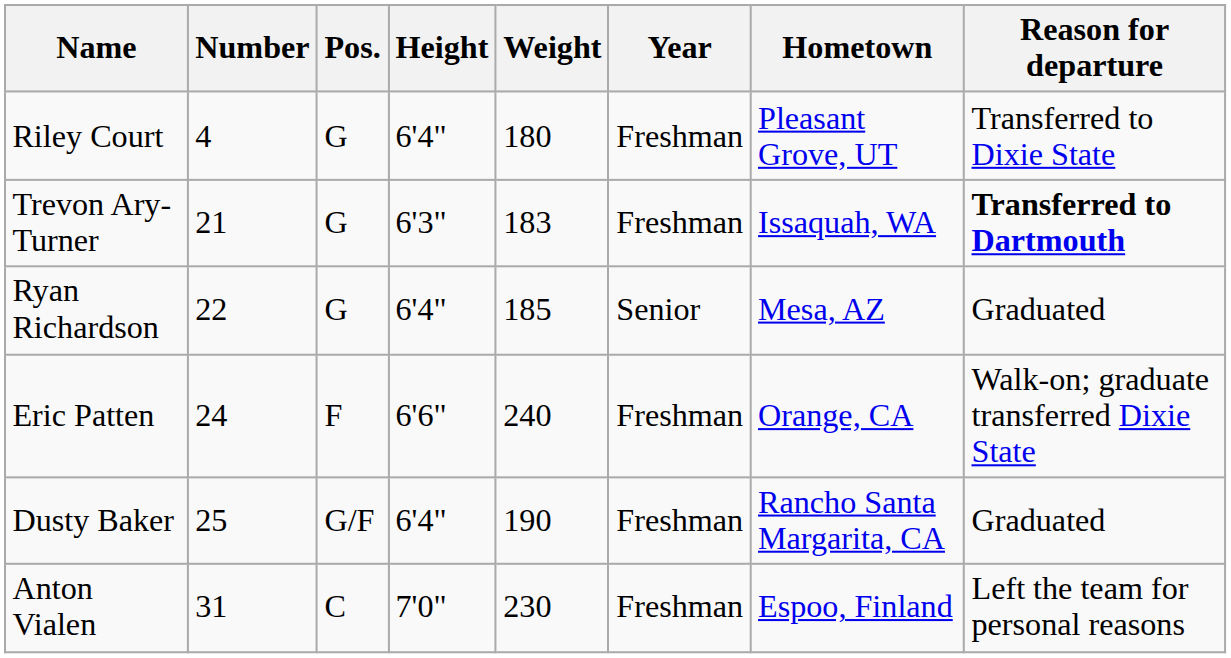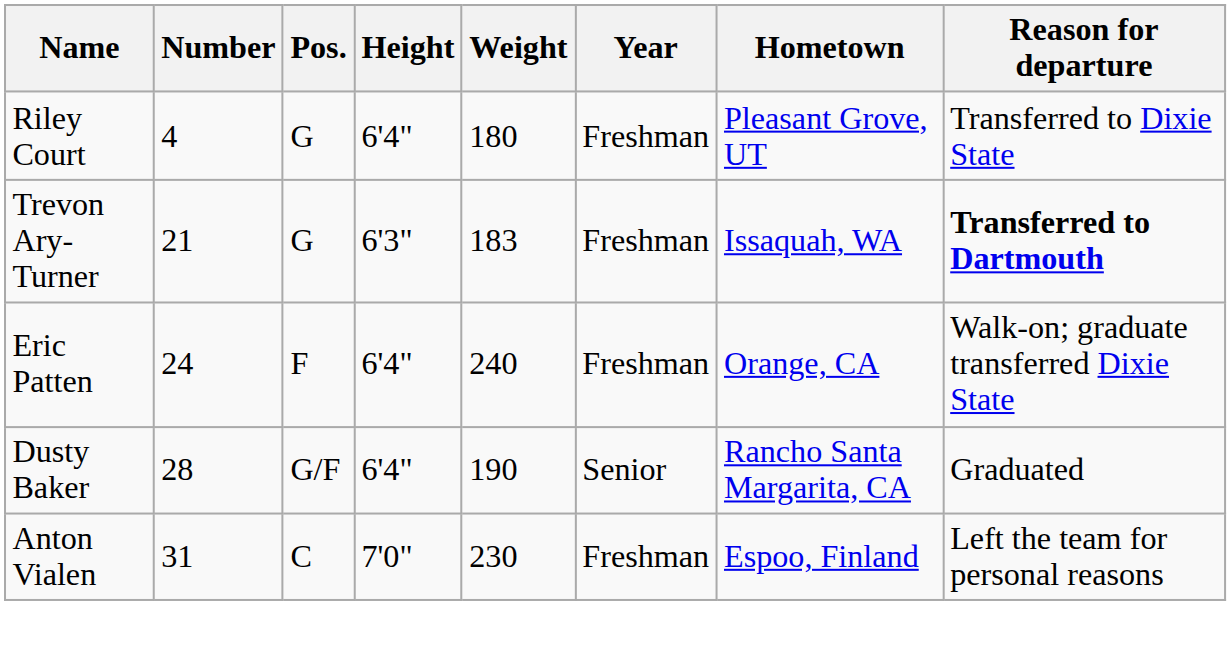- row: (86, 309)
(421, 414) 6'6" -> (387, 363) 6'4"
(211, 520) 25 -> (177, 469) 28
(680, 520) Freshman -> (624, 469) Senior
